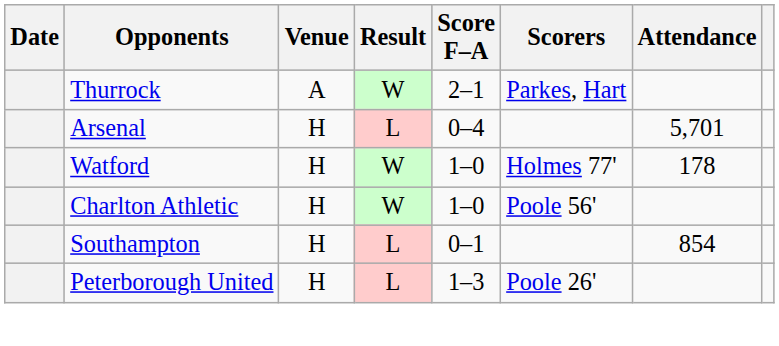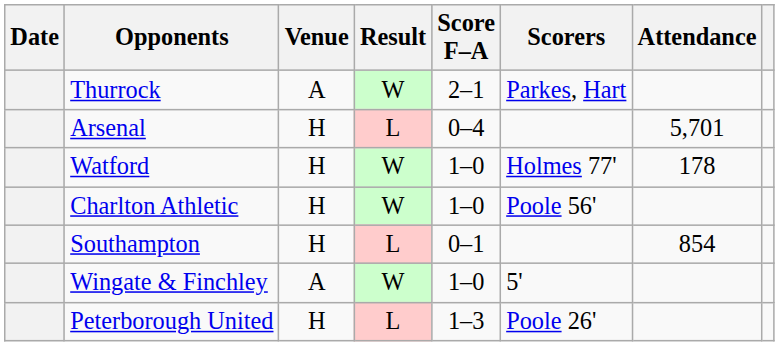+ row: (169, 282)
